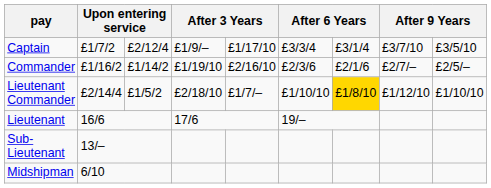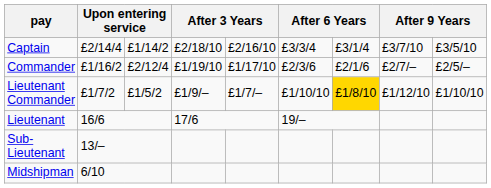(98, 47) £1/7/2 -> (101, 47) £2/14/4
(148, 47) £2/12/4 -> (148, 47) £1/14/2
(191, 47) £1/9/– -> (198, 47) £2/18/10
(252, 47) £1/17/10 -> (252, 47) £2/16/10
(148, 67) £1/14/2 -> (148, 67) £2/12/4
(252, 67) £2/16/10 -> (252, 67) £1/17/10
(101, 93) £2/14/4 -> (98, 93) £1/7/2
(198, 93) £2/18/10 -> (191, 93) £1/9/–
